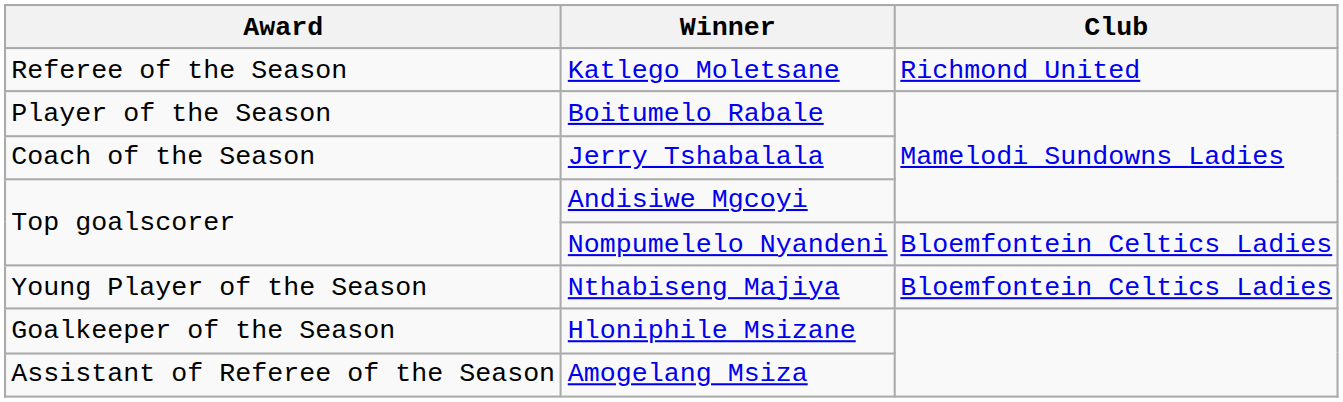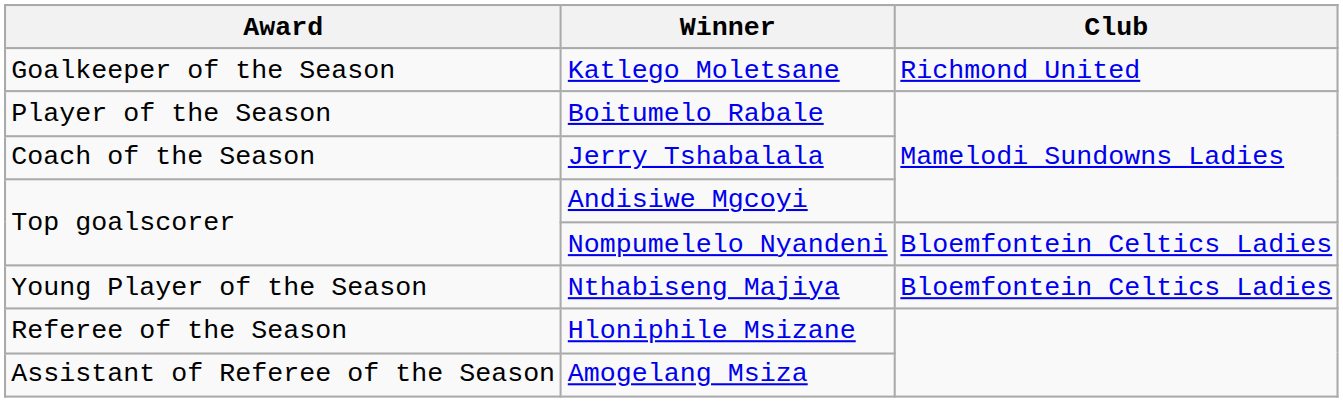(179, 70) Referee of the Season -> (203, 70) Goalkeeper of the Season
(203, 331) Goalkeeper of the Season -> (179, 331) Referee of the Season
